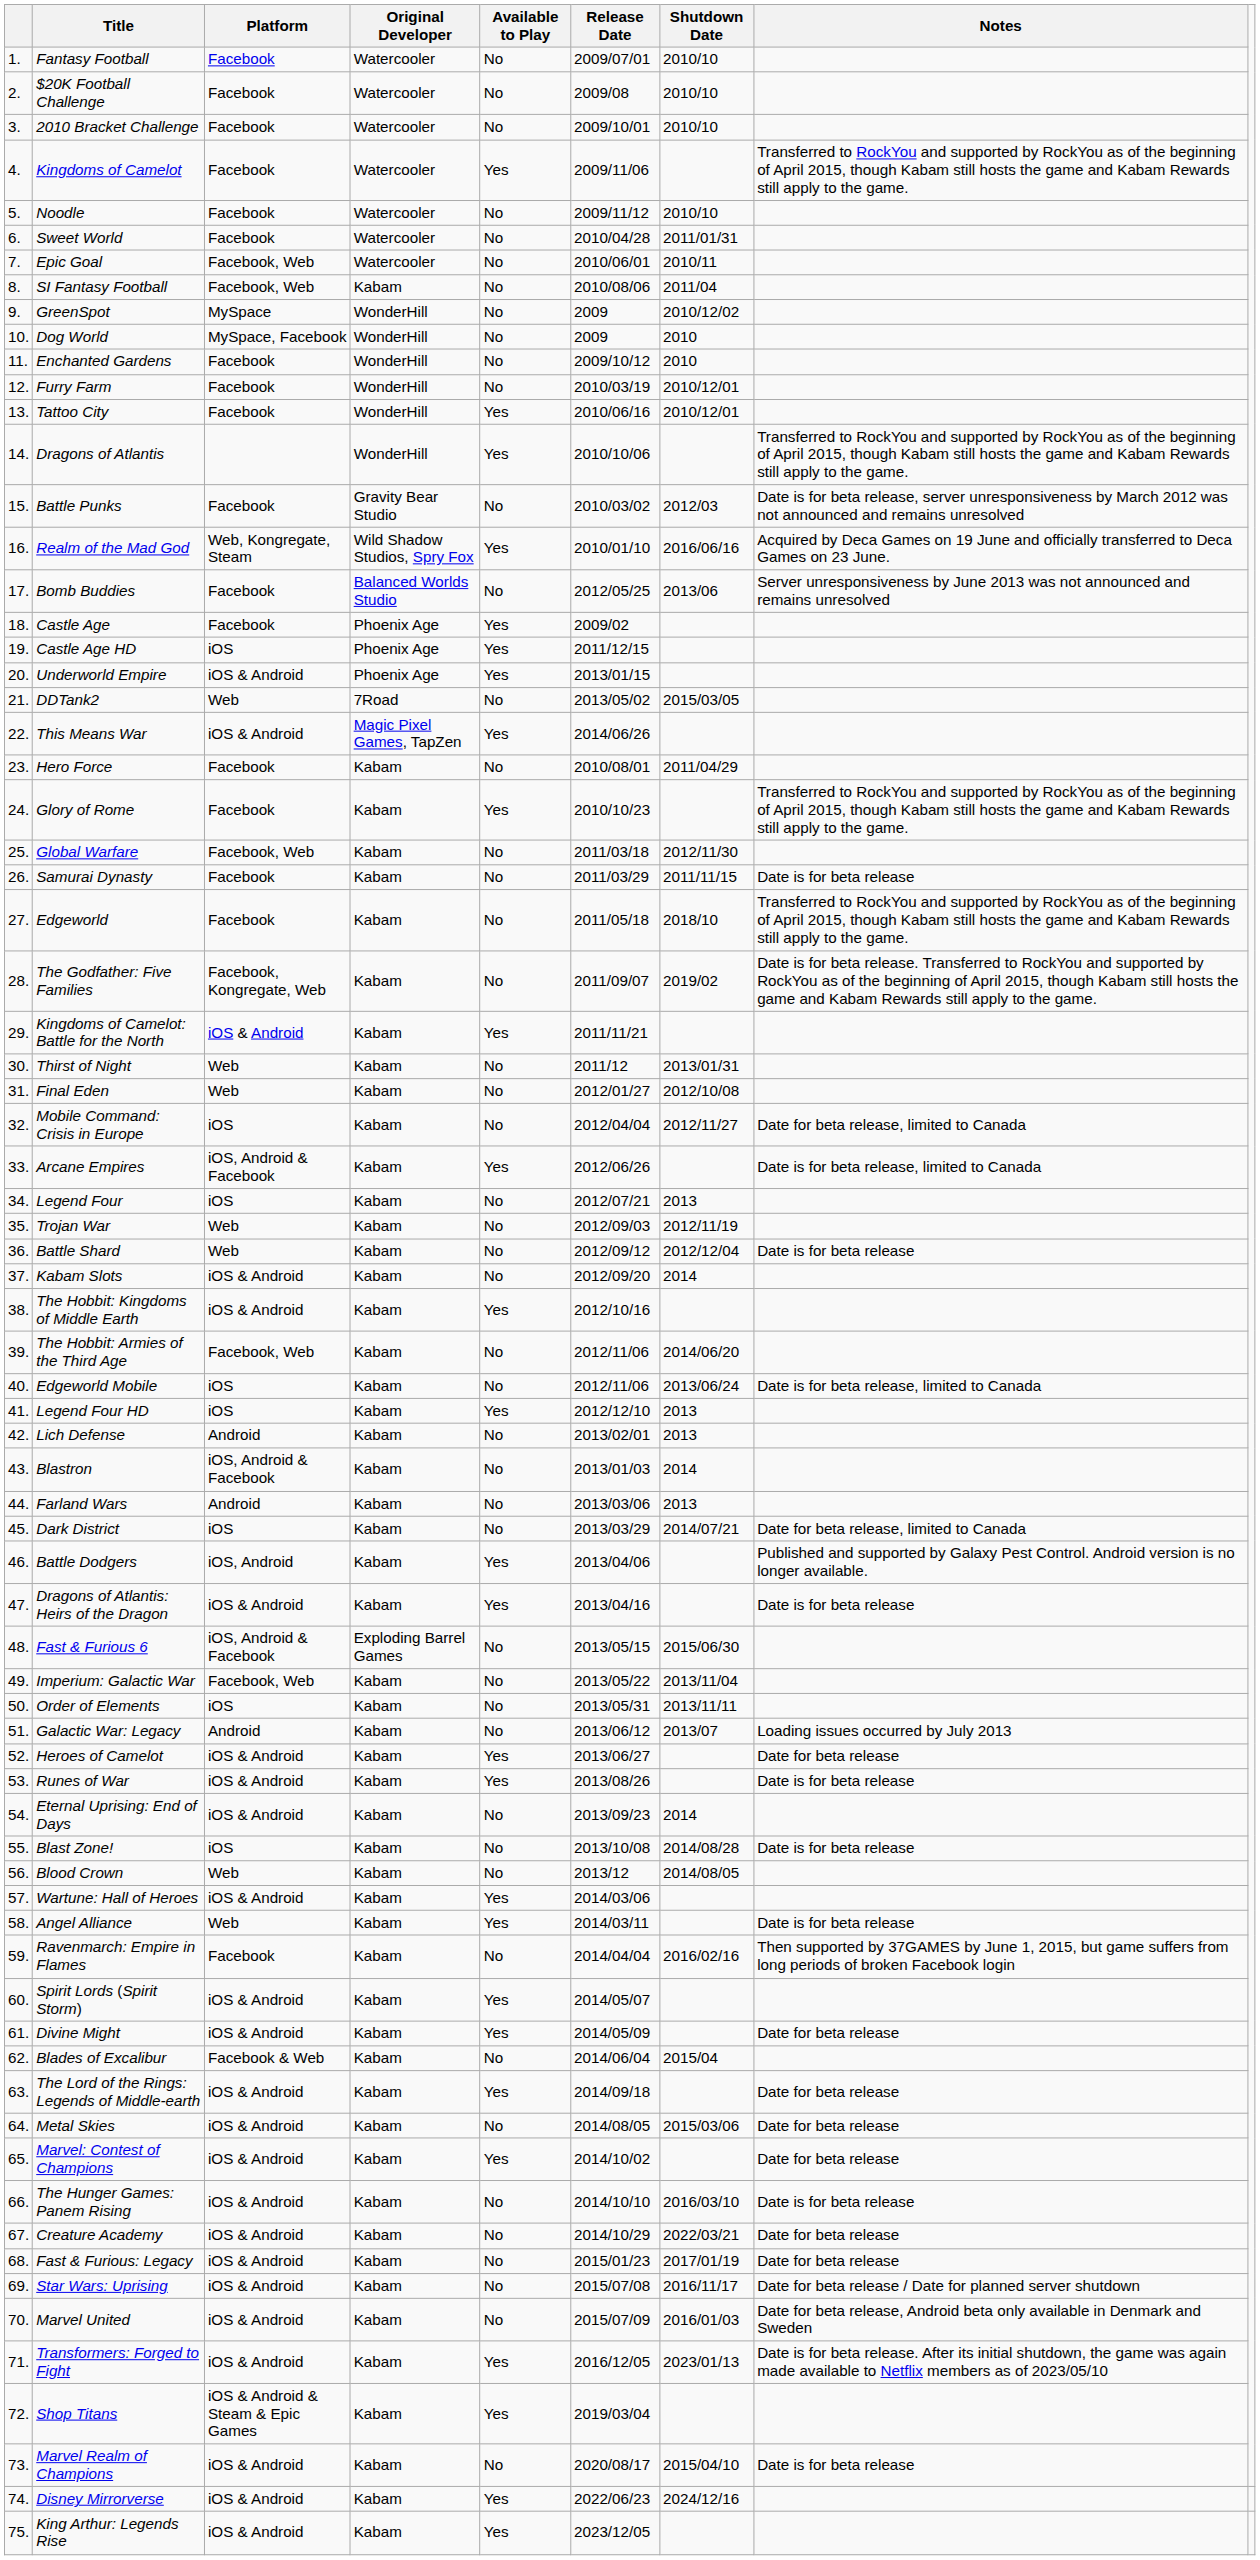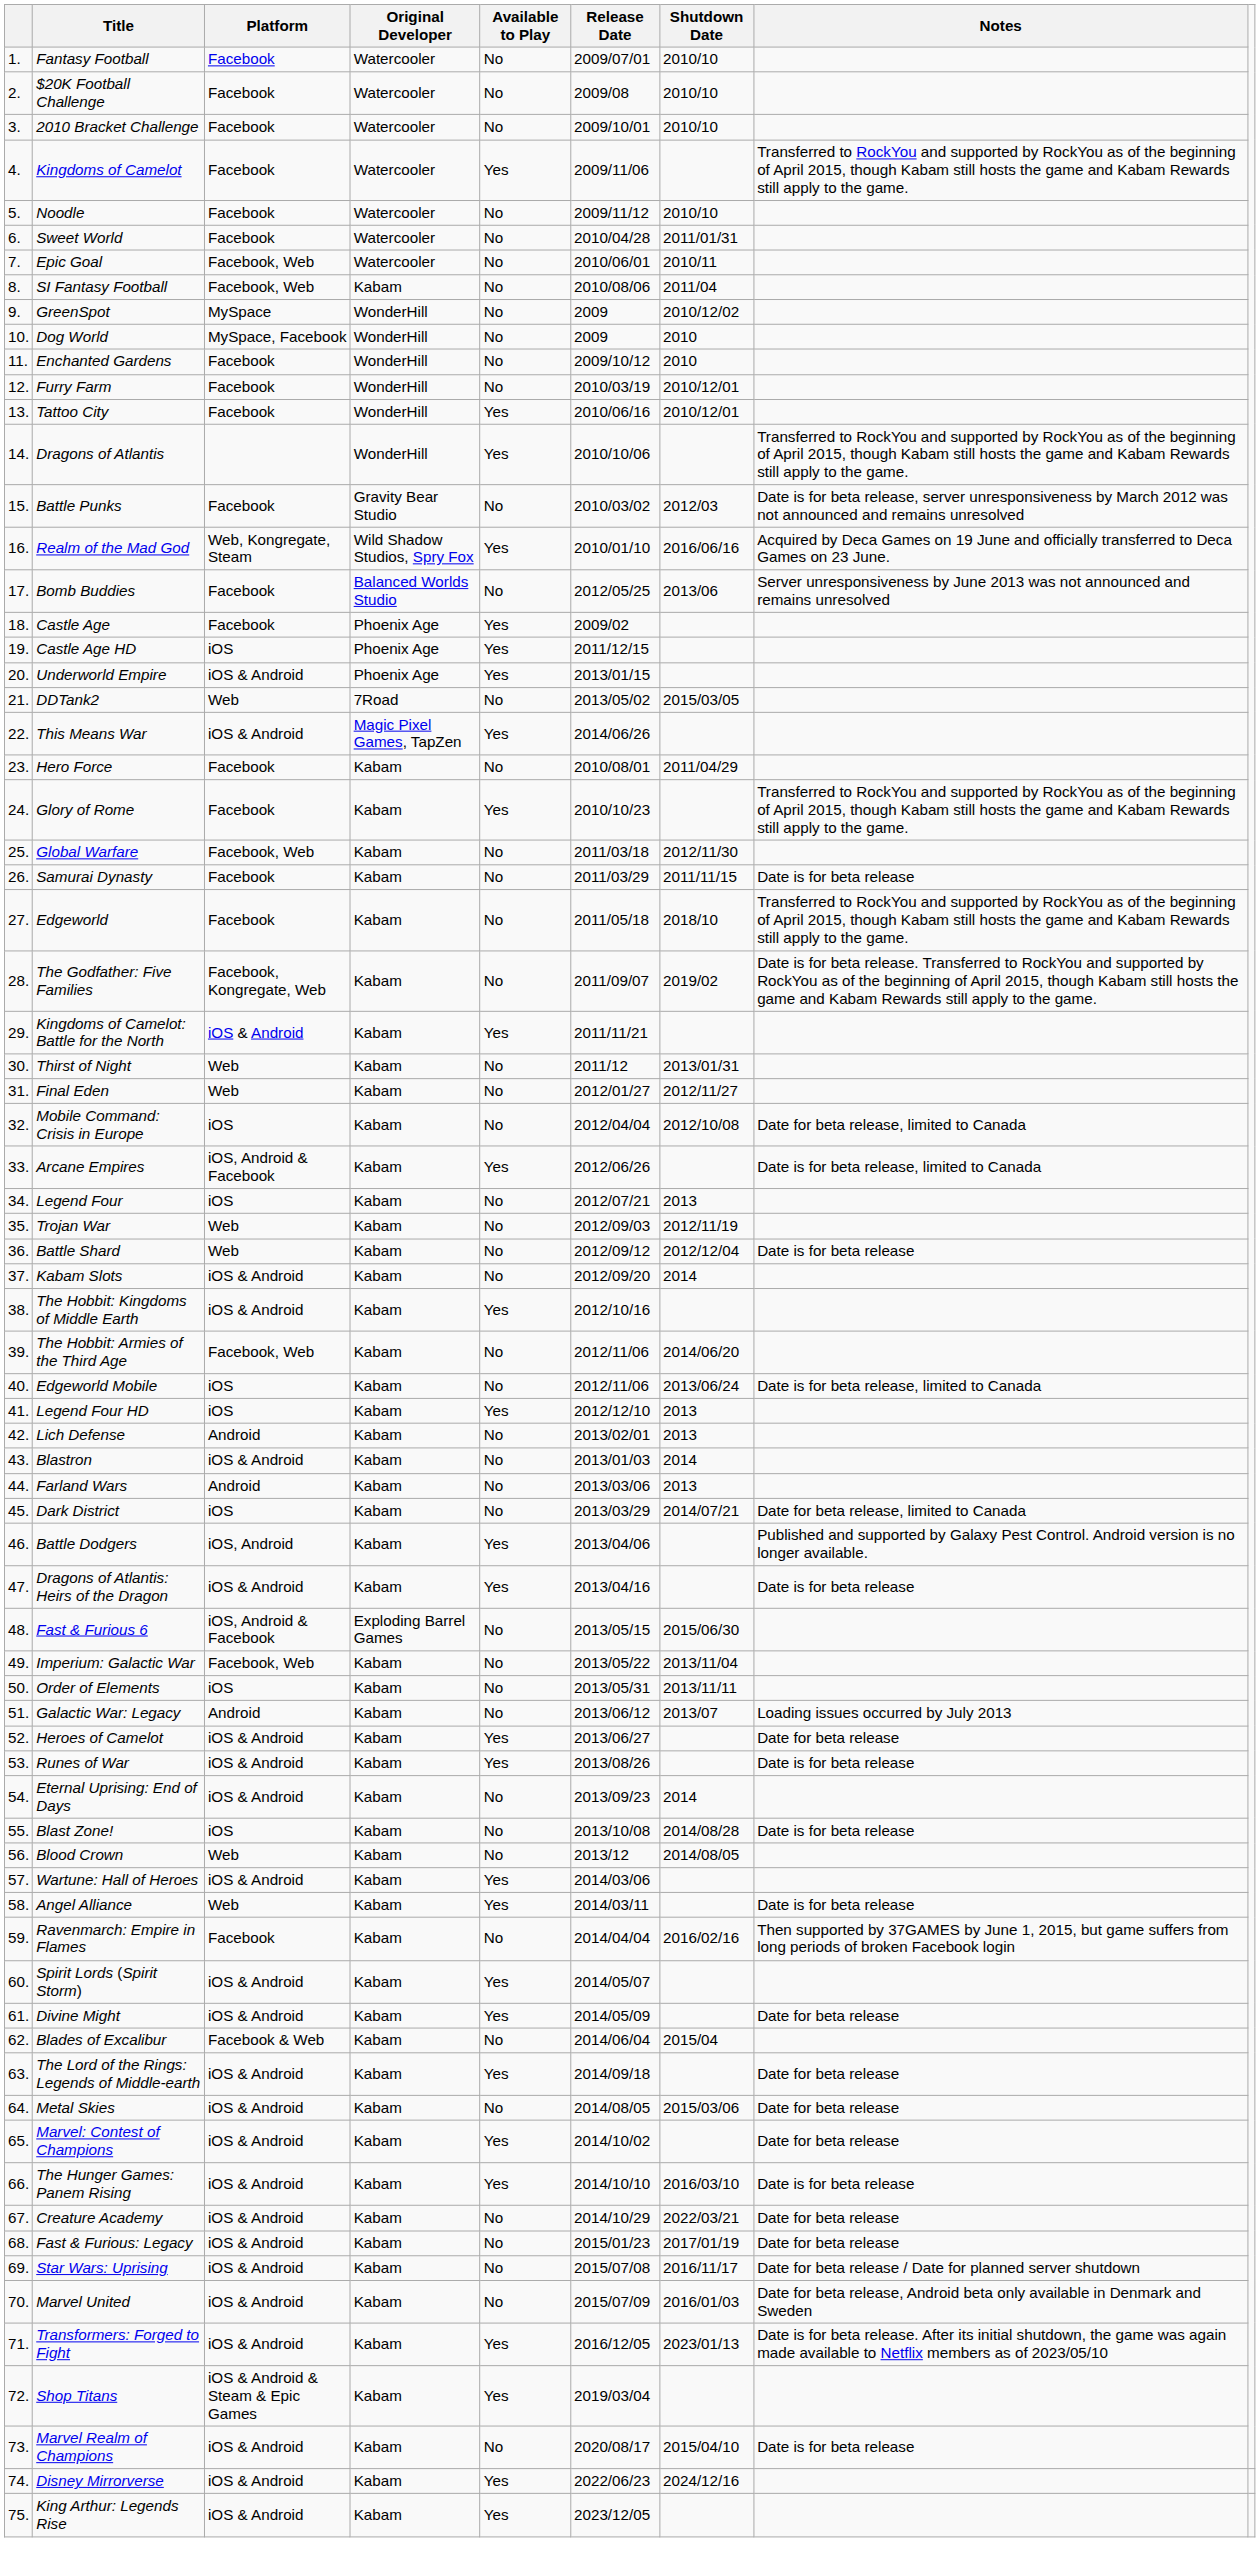(701, 1091) 2012/10/08 -> (701, 1091) 2012/11/27
(701, 1125) 2012/11/27 -> (701, 1125) 2012/10/08
(258, 1469) iOS, Android & Facebook -> (256, 1461) iOS & Android
(493, 2202) No -> (496, 2184) Yes
